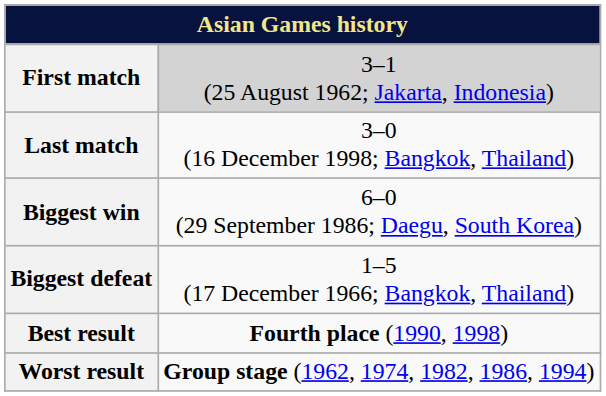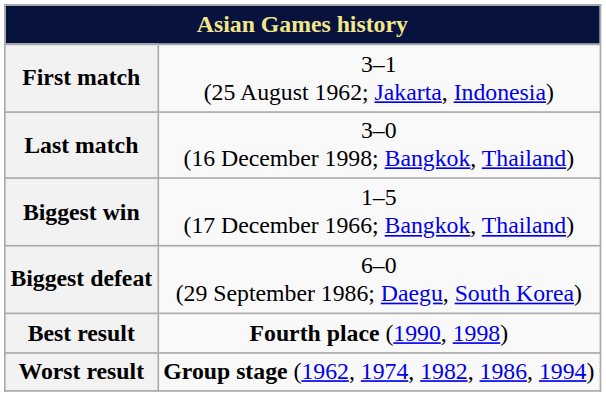(379, 77) lightgrey background -> (379, 77) no background
(379, 212) 6–0 (29 September 1986; Daegu, South Korea) -> (379, 212) 1–5 (17 December 1966; Bangkok, Thailand)
(379, 279) 1–5 (17 December 1966; Bangkok, Thailand) -> (379, 279) 6–0 (29 September 1986; Daegu, South Korea)
